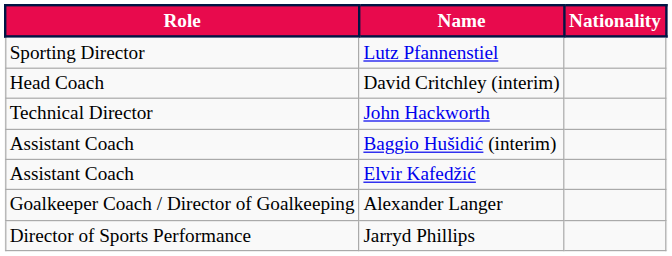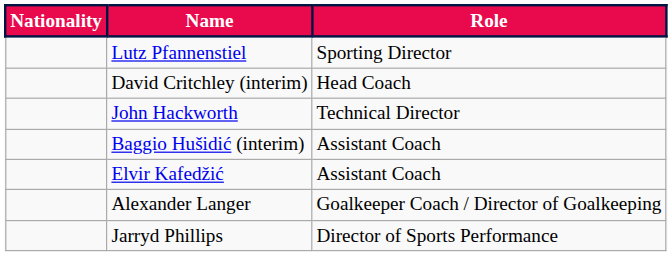columns swapped: (182, 20) <-> (615, 20)
